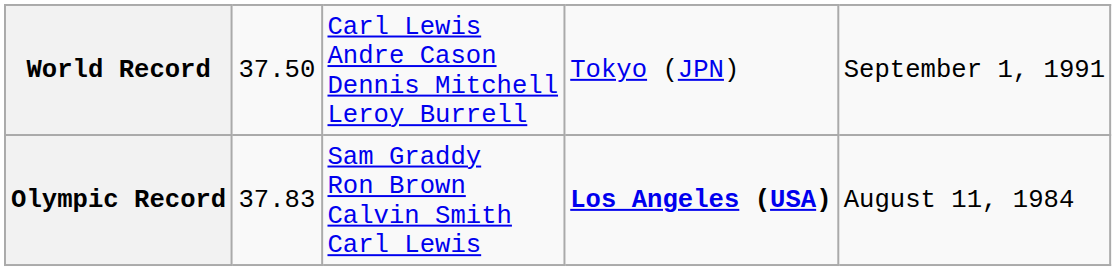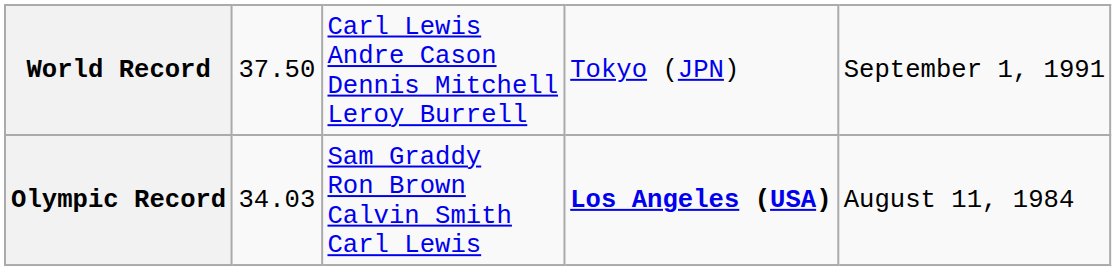(277, 201) 37.83 -> (277, 201) 34.03
